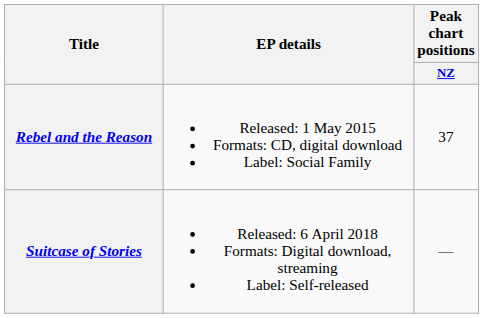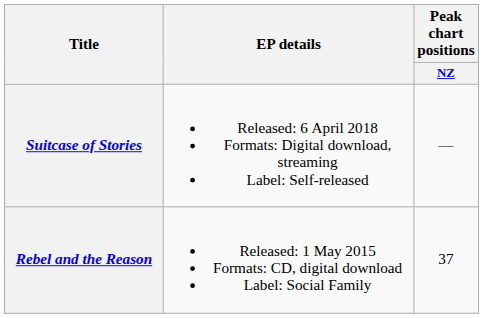rows swapped: (84, 137) <-> (84, 251)
